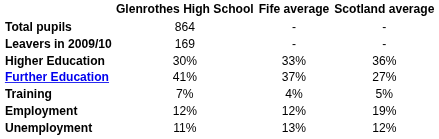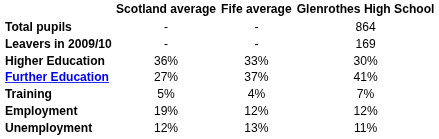columns swapped: (185, 9) <-> (384, 9)
